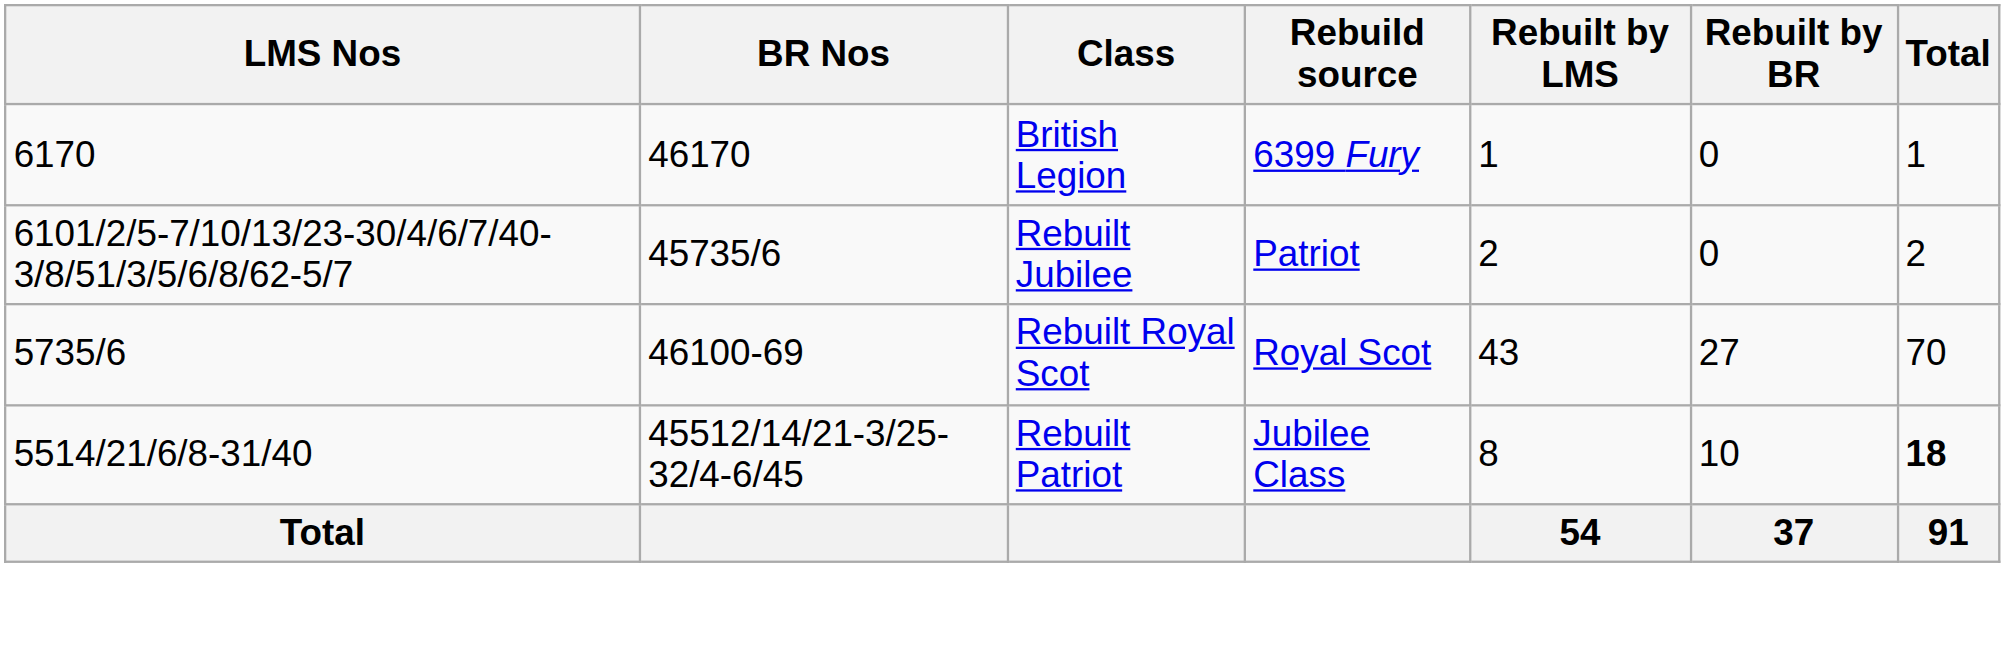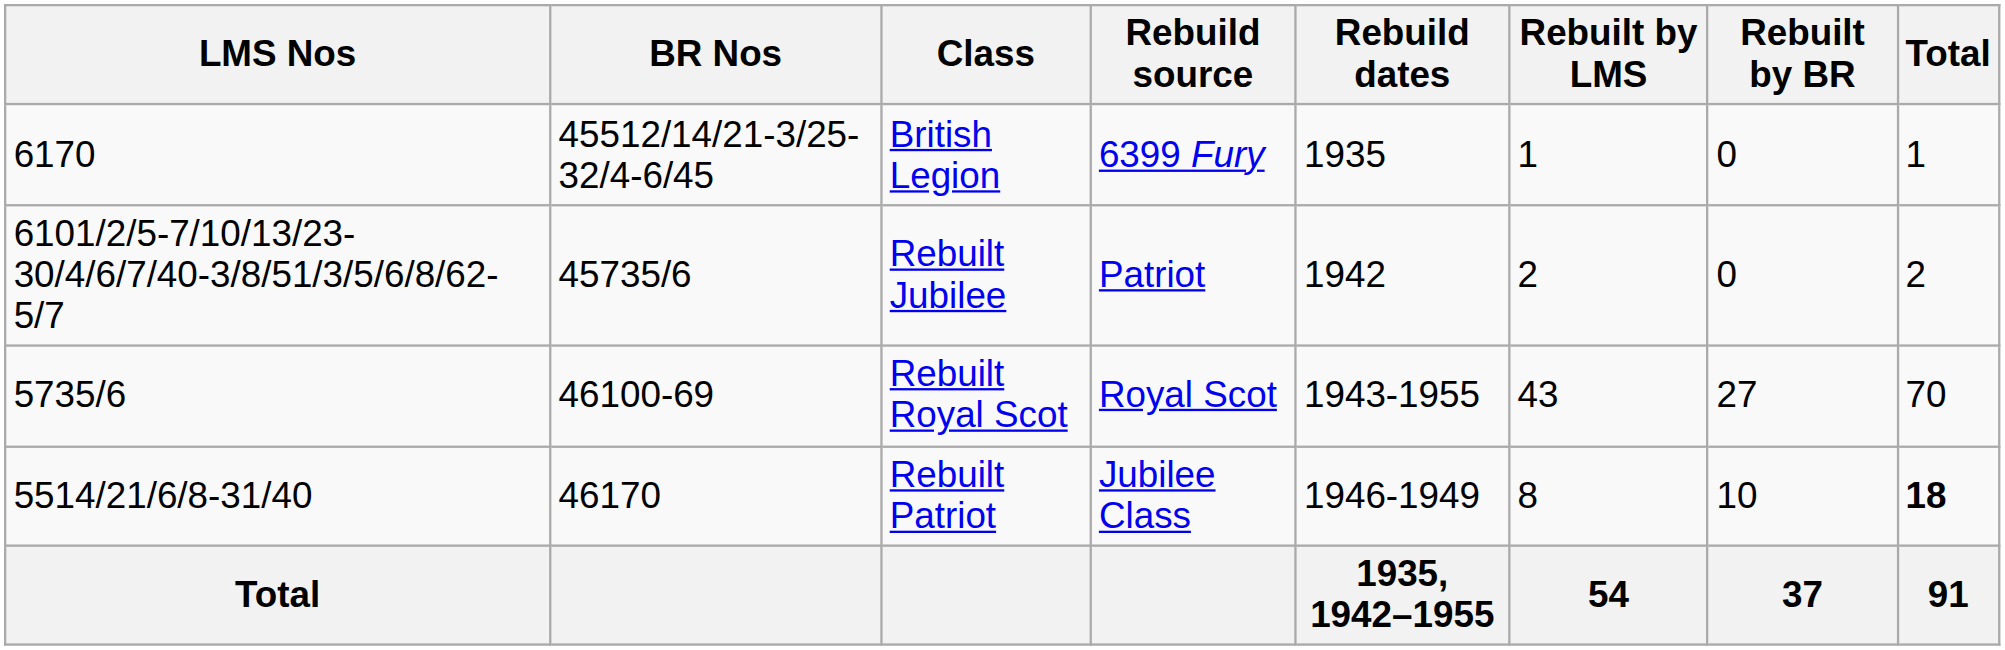+ column: (1402, 54)
(699, 154) 46170 -> (709, 154) 45512/14/21-3/25-32/4-6/45
(799, 453) 45512/14/21-3/25-32/4-6/45 -> (610, 494) 46170
